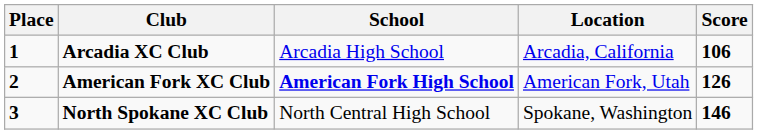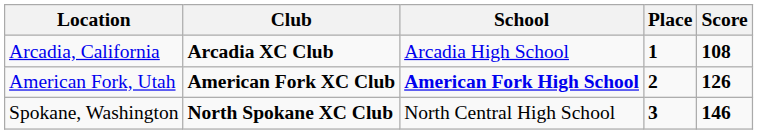columns swapped: (31, 19) <-> (608, 19)
(716, 50) 106 -> (716, 50) 108
